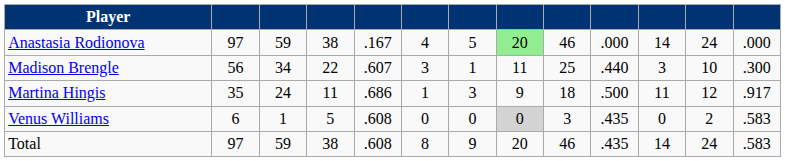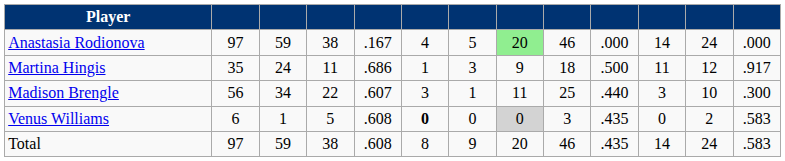rows swapped: (64, 67) <-> (57, 93)
(425, 118) normal -> (425, 118) bold
